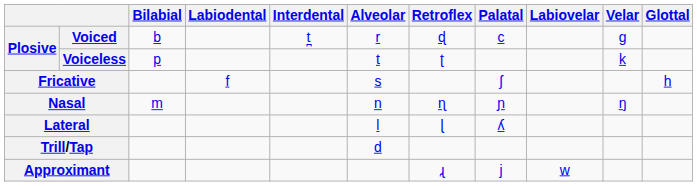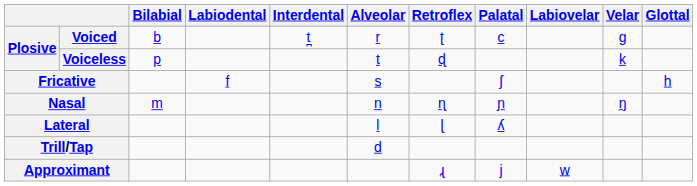(442, 37) ɖ -> (442, 37) ʈ
(442, 59) ʈ -> (442, 59) ɖ
